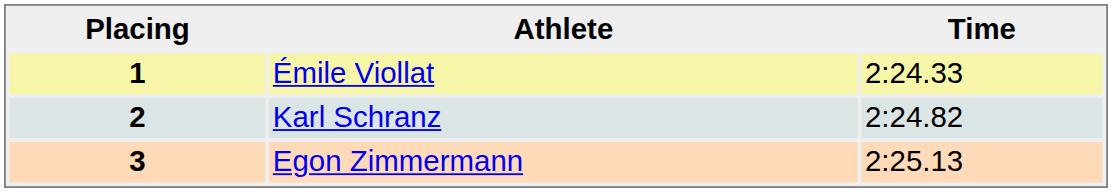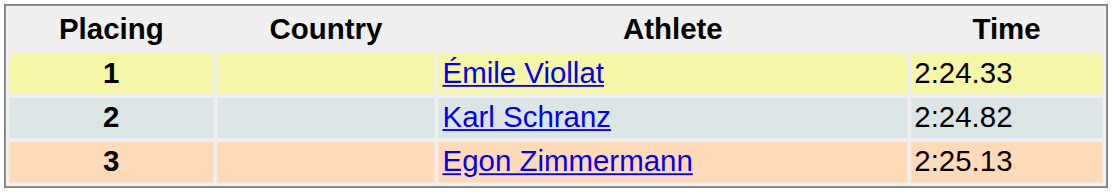+ column: (326, 29)
